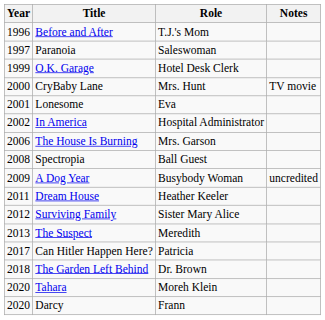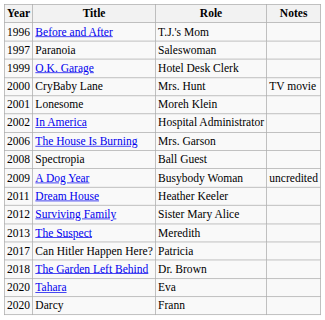(167, 104) Eva -> (188, 104) Moreh Klein
(188, 287) Moreh Klein -> (167, 287) Eva
